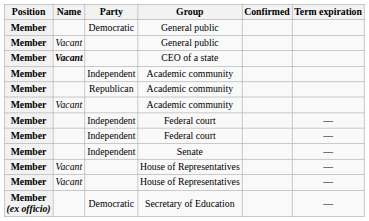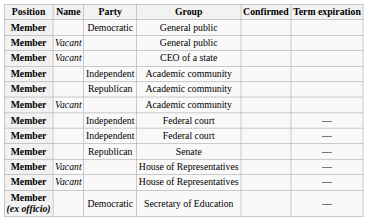(69, 58) bold -> (68, 58) normal
- row: (111, 151)
+ row: (110, 151)
